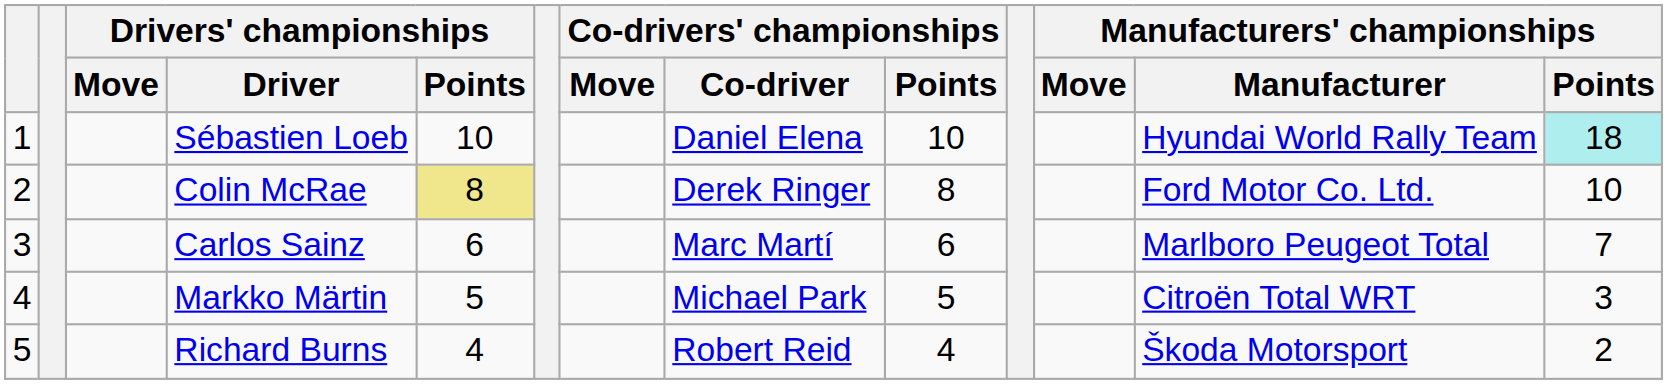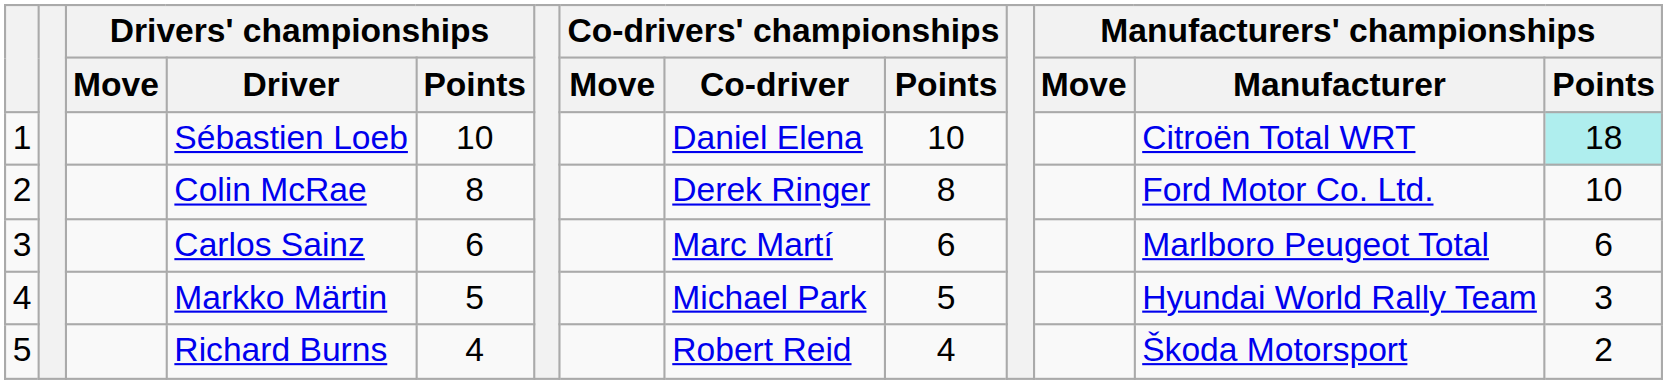(1340, 137) Hyundai World Rally Team -> (1279, 137) Citroën Total WRT
(475, 191) khaki background -> (475, 191) no background
(1604, 244) 7 -> (1604, 244) 6
(1279, 297) Citroën Total WRT -> (1340, 297) Hyundai World Rally Team
